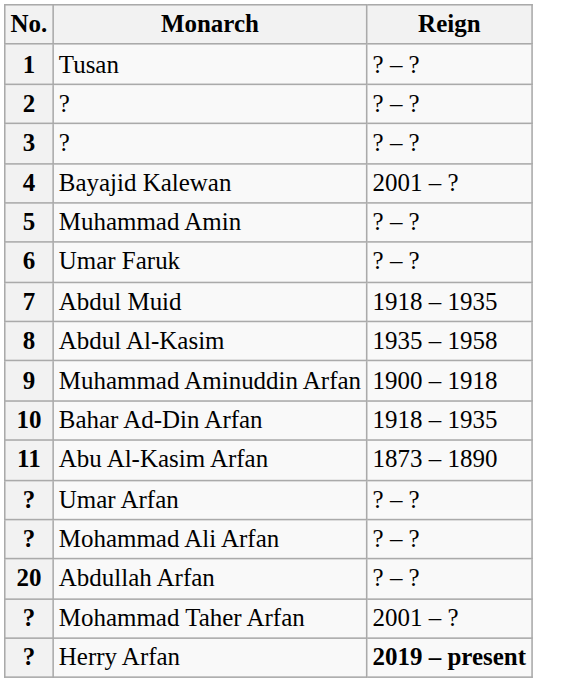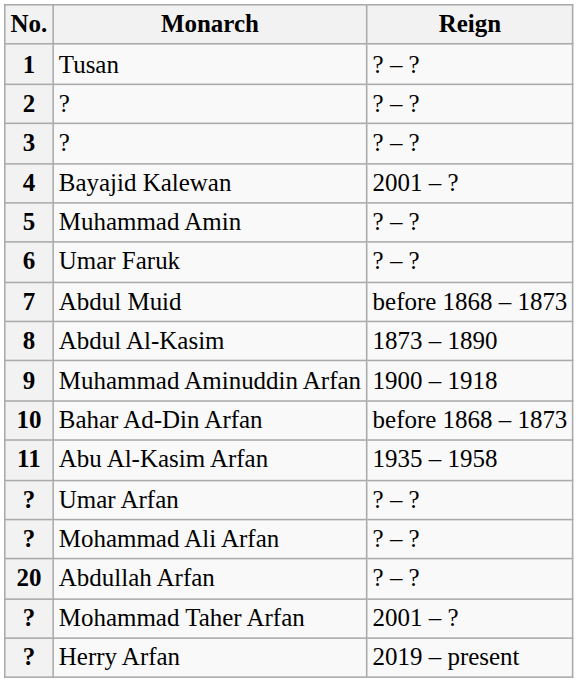(435, 301) 1918 – 1935 -> (470, 301) before 1868 – 1873
(435, 340) 1935 – 1958 -> (435, 340) 1873 – 1890
(435, 420) 1918 – 1935 -> (470, 420) before 1868 – 1873
(435, 459) 1873 – 1890 -> (435, 459) 1935 – 1958
(449, 657) bold -> (446, 657) normal
